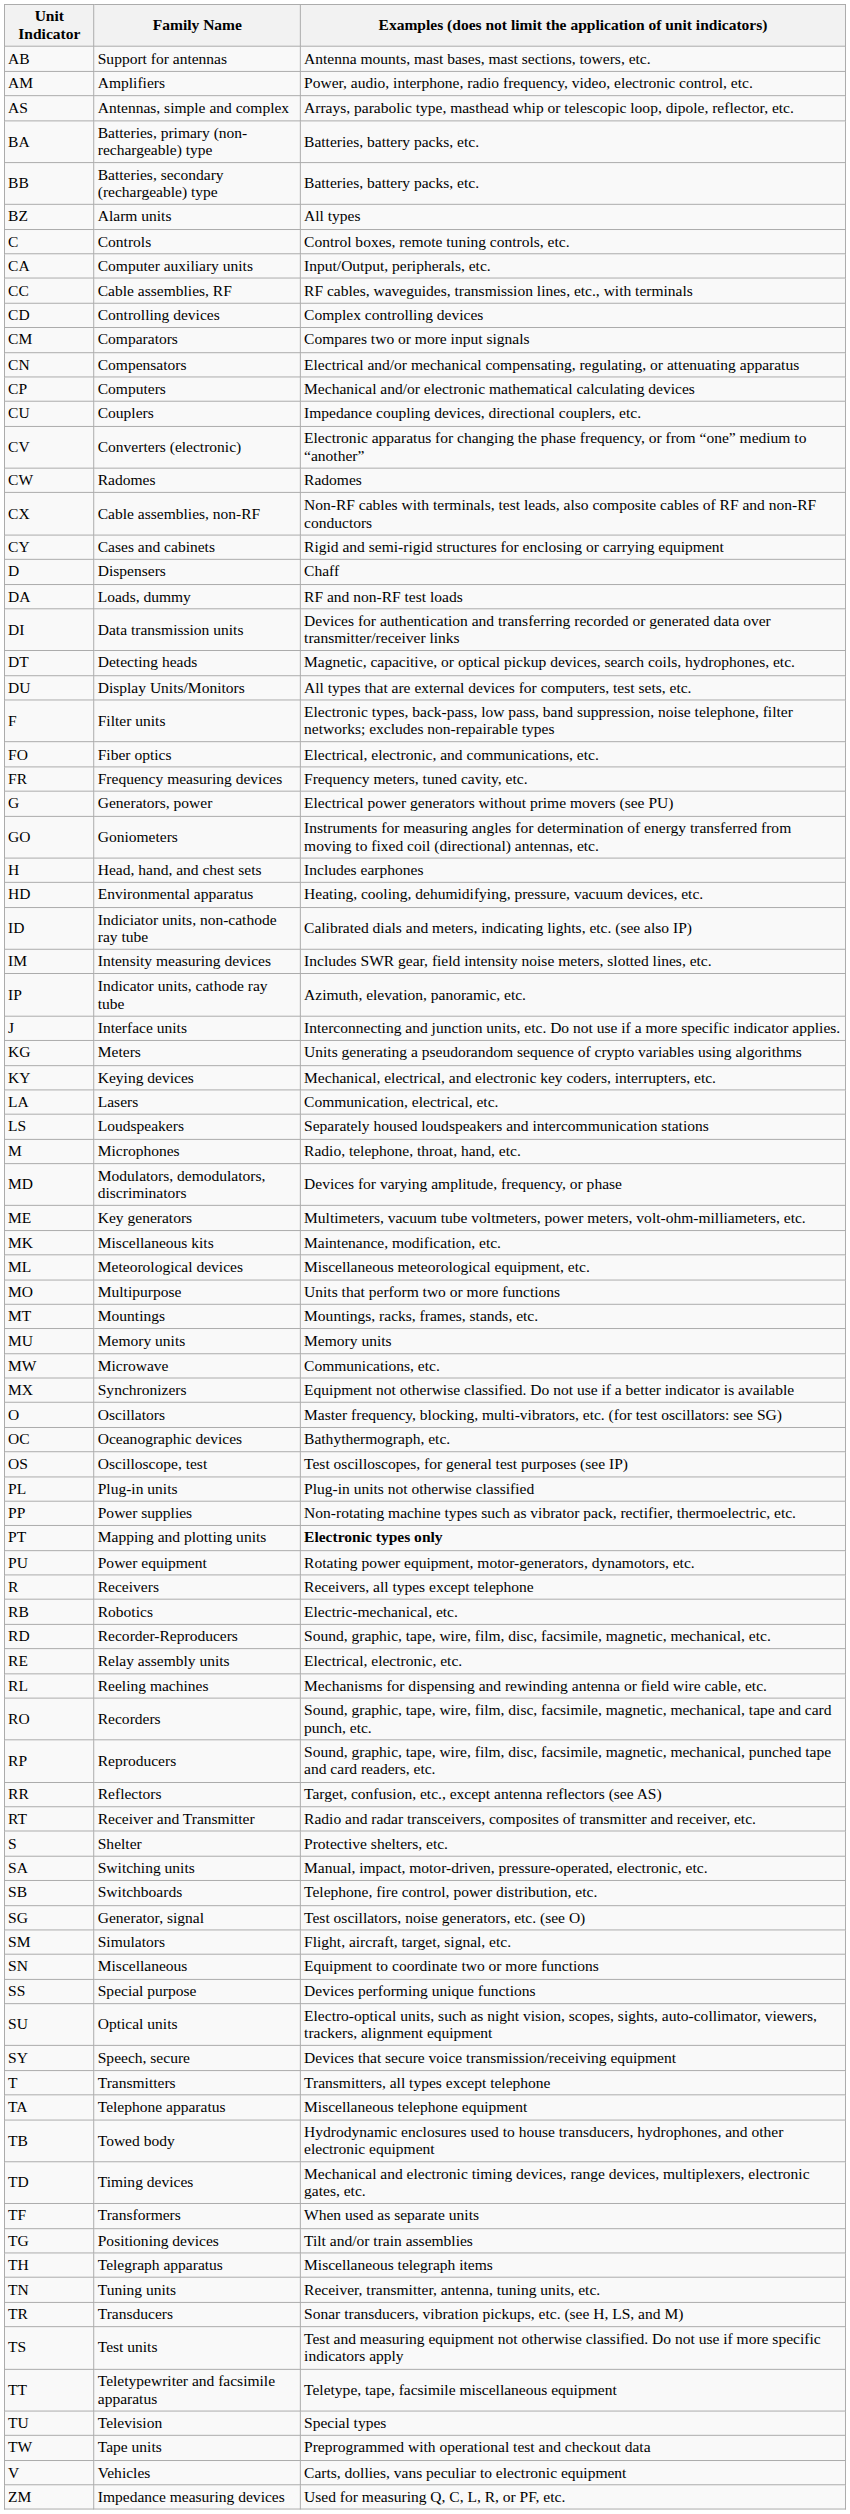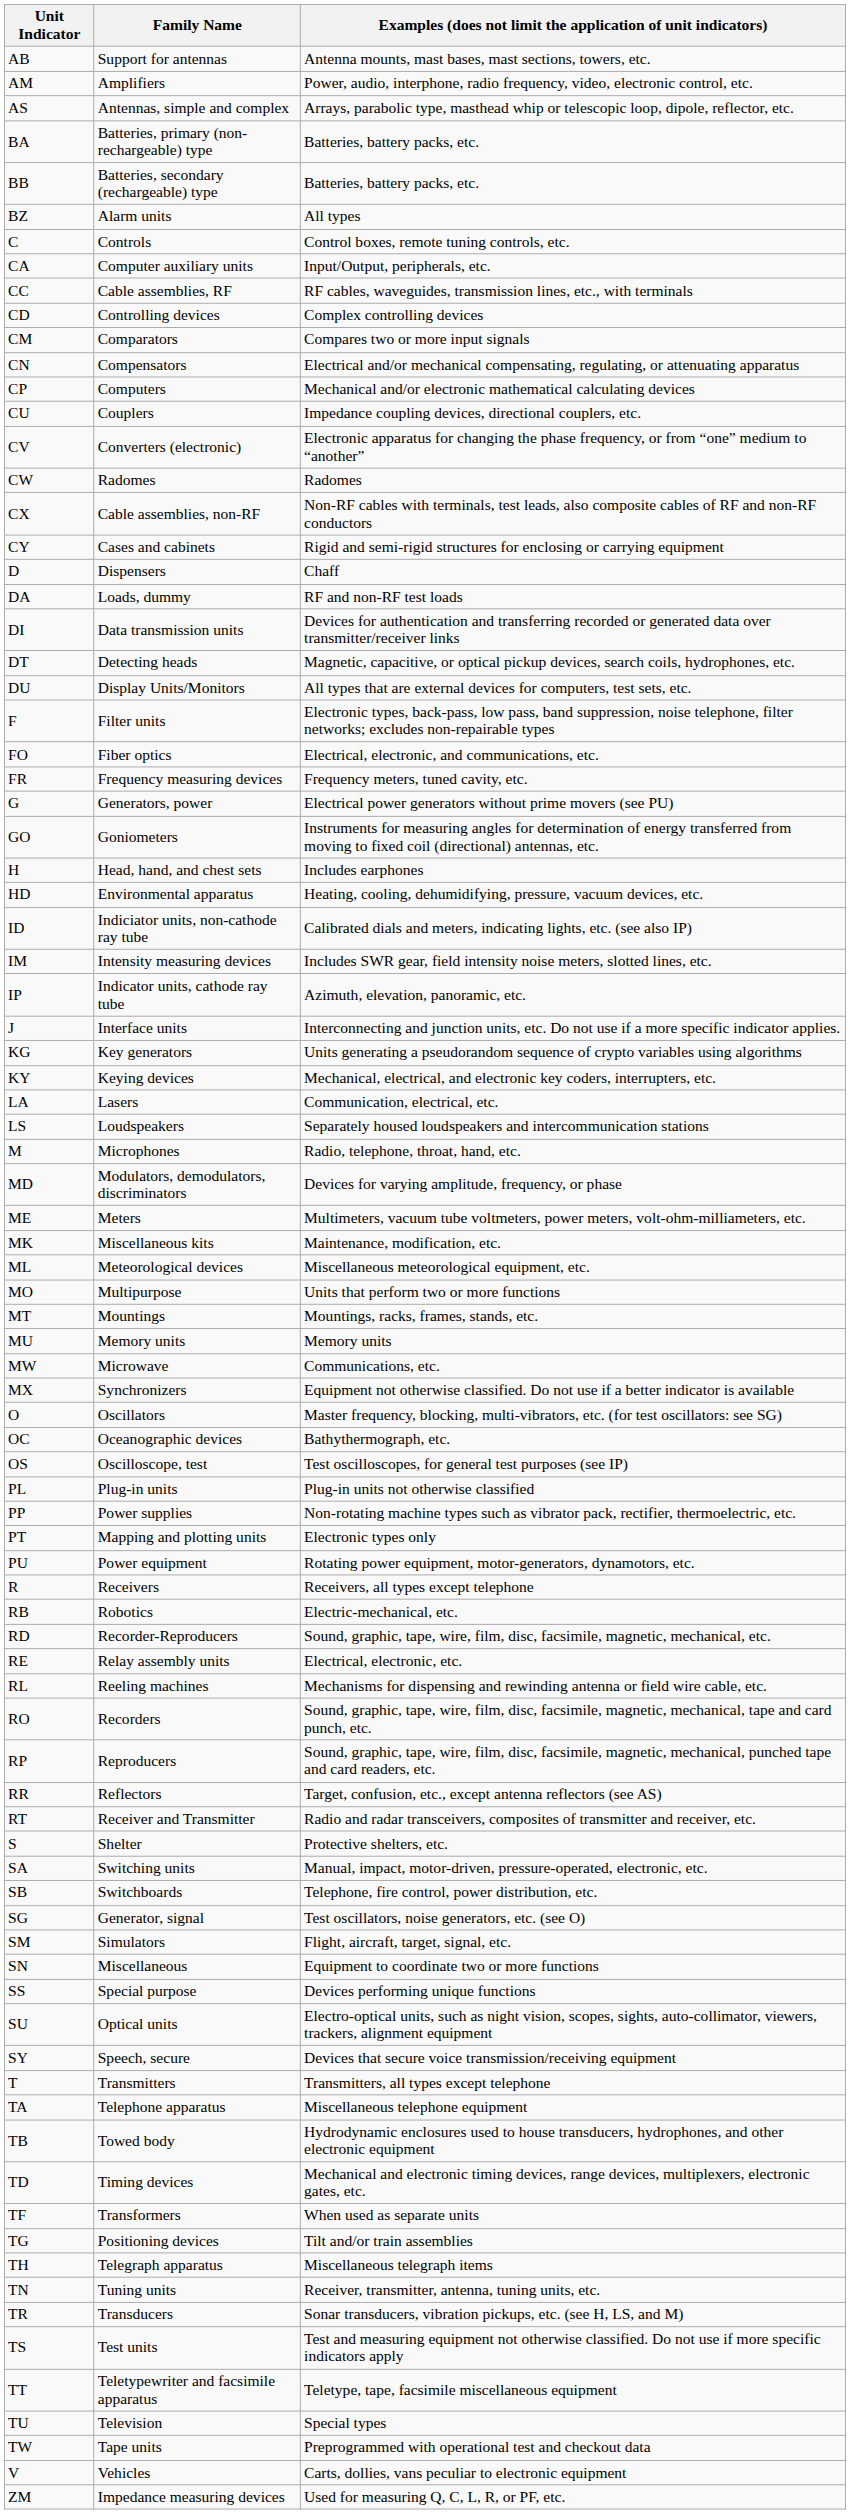(119, 1052) Meters -> (145, 1052) Key generators
(145, 1218) Key generators -> (119, 1218) Meters
(373, 1538) bold -> (370, 1538) normal
